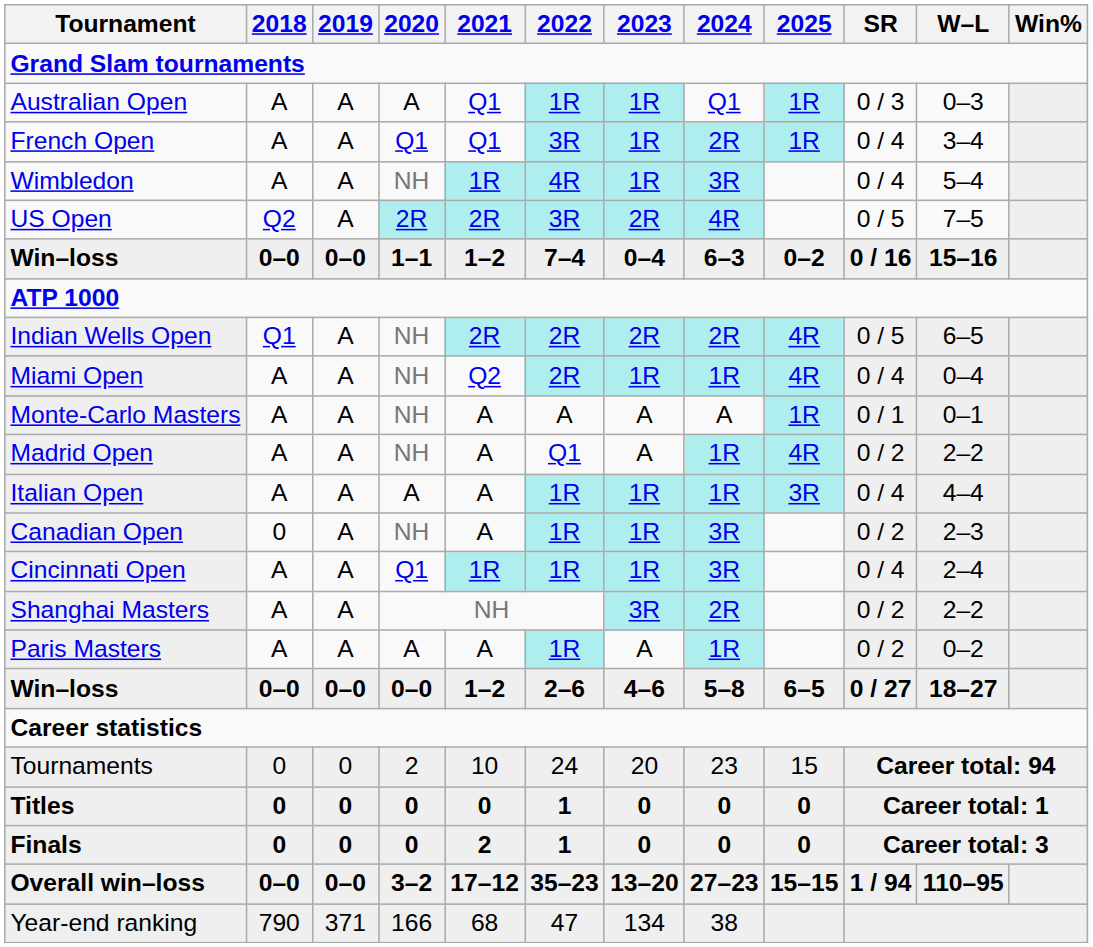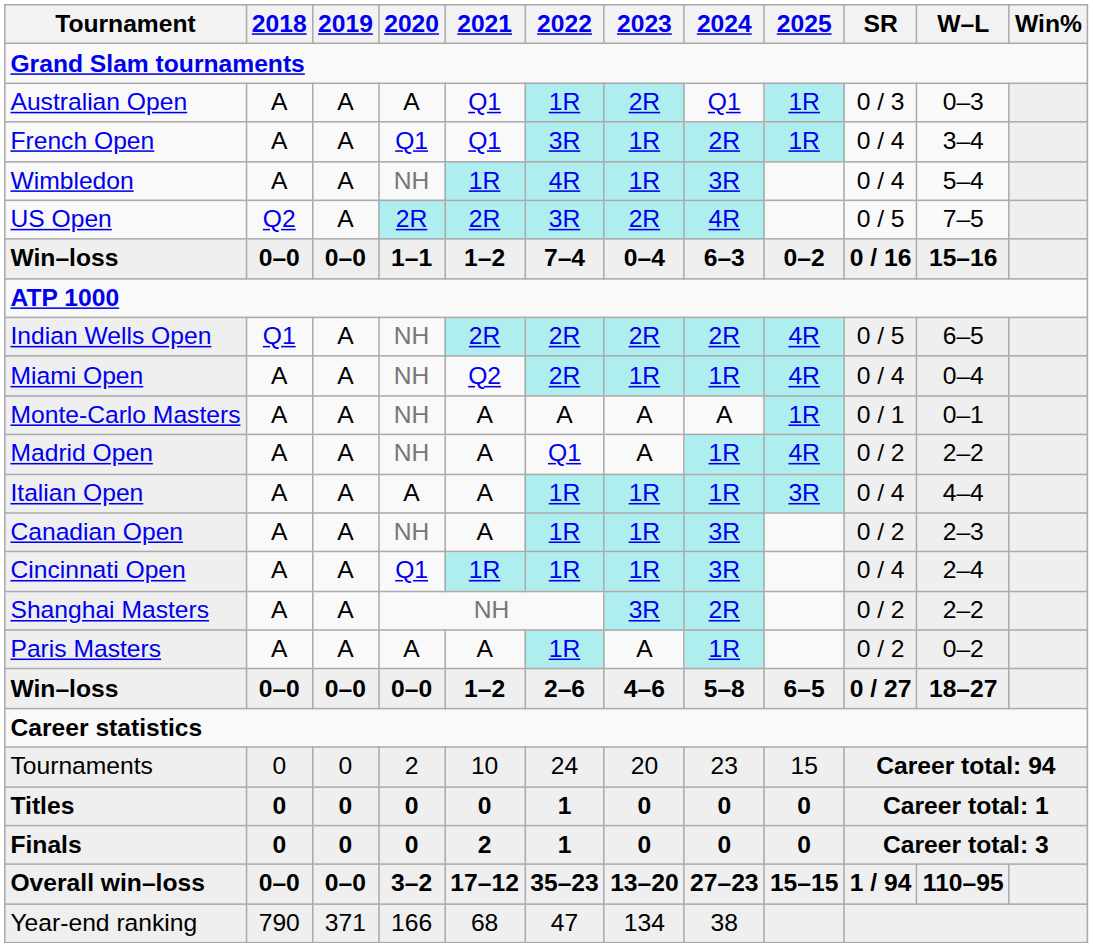(644, 102) 1R -> (644, 102) 2R
(279, 532) 0 -> (279, 532) A
